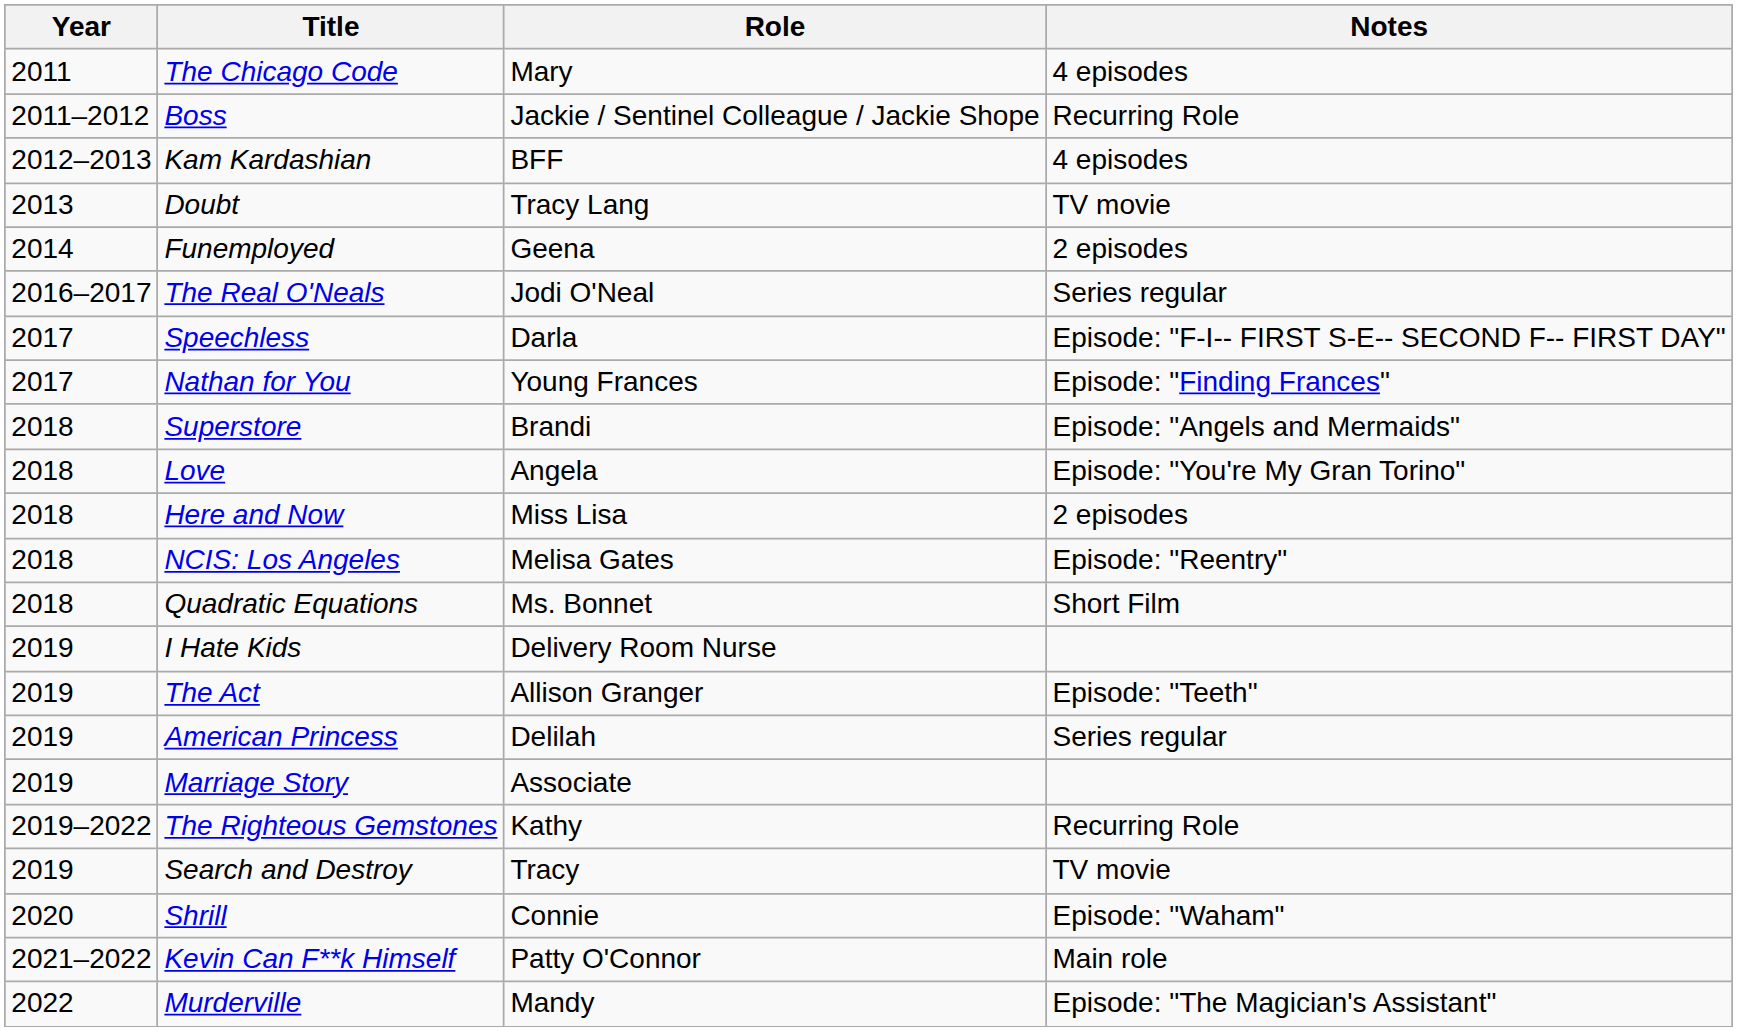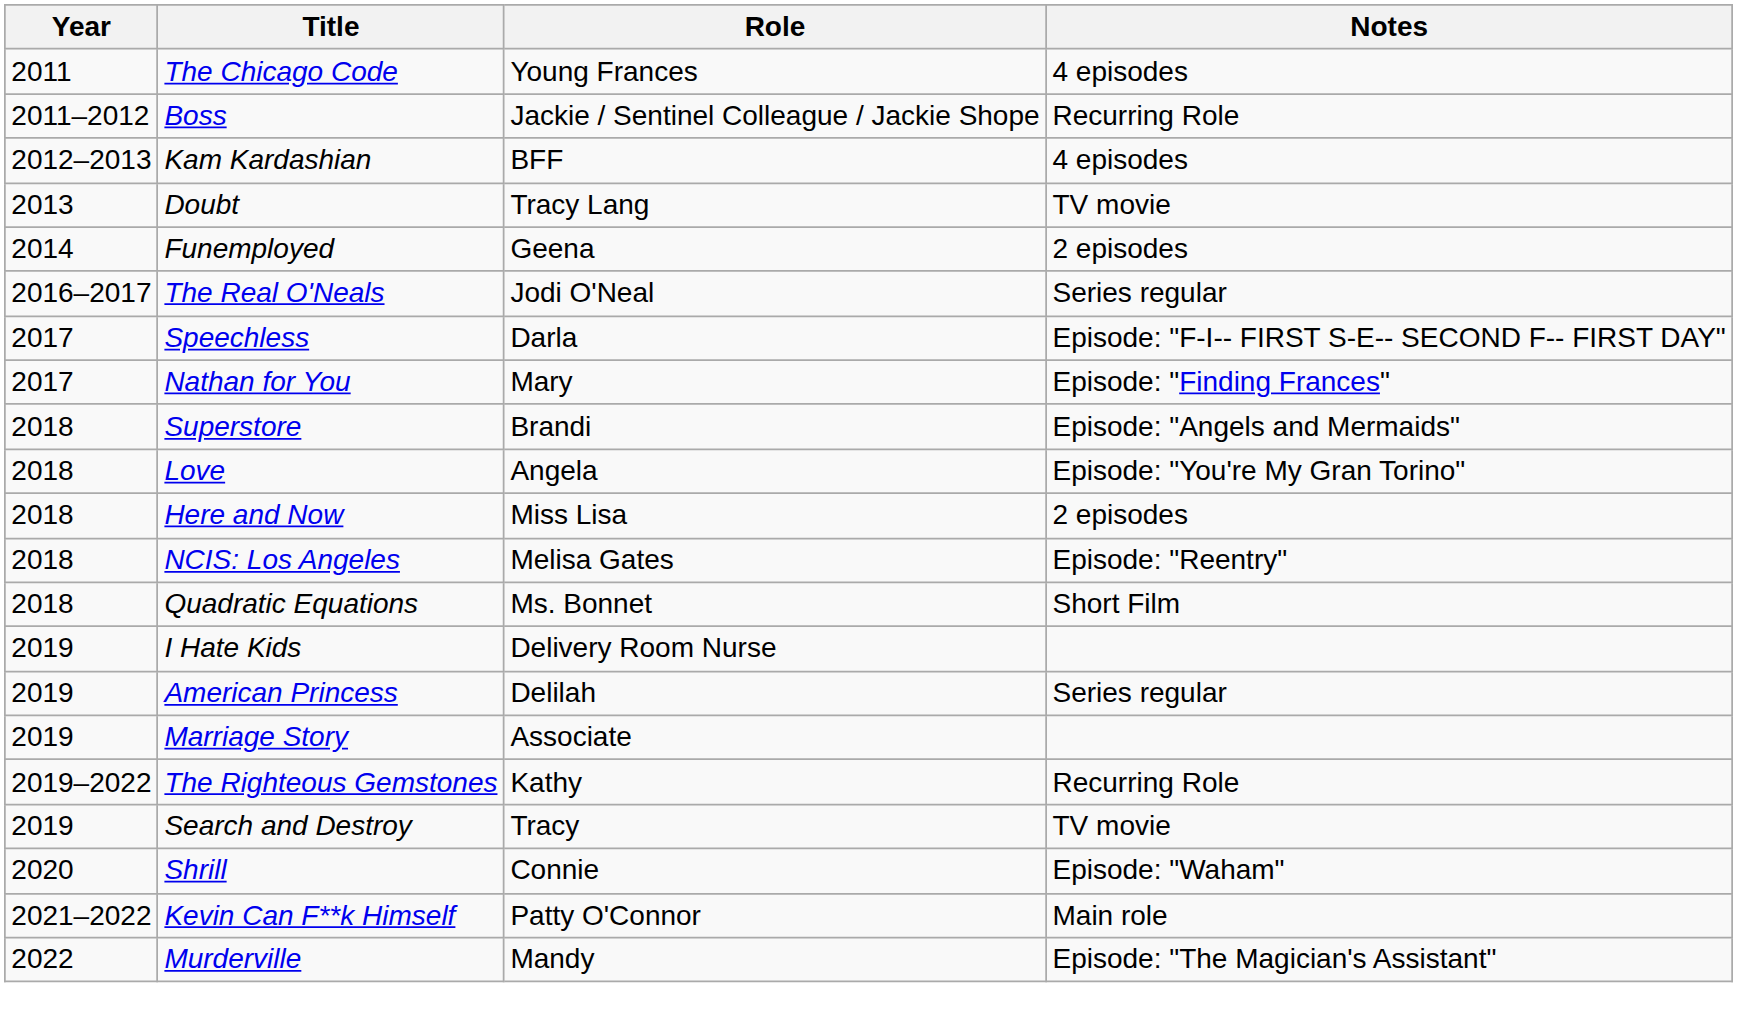(541, 71) Mary -> (604, 71) Young Frances
(604, 381) Young Frances -> (541, 381) Mary
- row: (212, 692)
